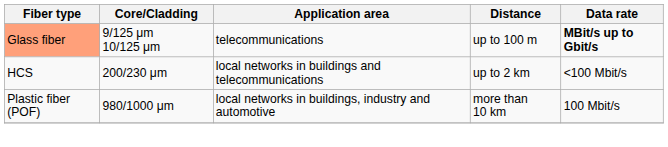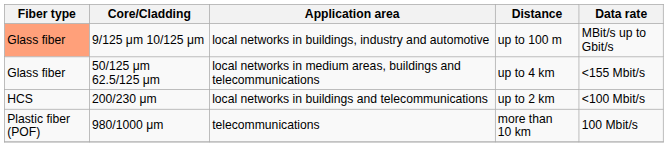(270, 40) telecommunications -> (351, 40) local networks in buildings, industry and automotive
(599, 40) bold -> (614, 40) normal
+ row: (126, 73)
(323, 106) local networks in buildings, industry and automotive -> (266, 125) telecommunications
